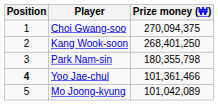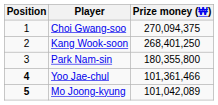(172, 60) 180,355,798 -> (172, 60) 180,355,800
(27, 92) normal -> (27, 92) bold
